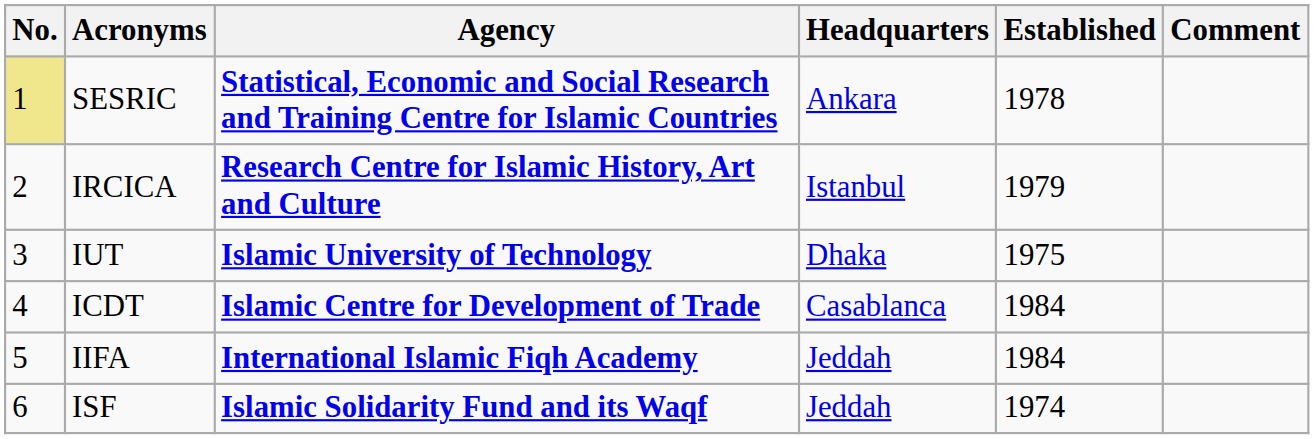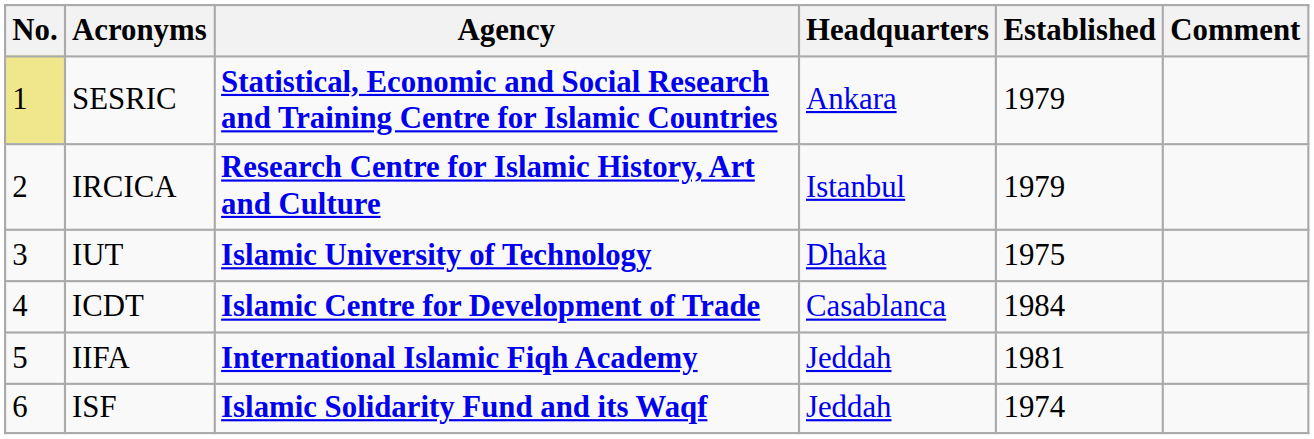(1034, 99) 1978 -> (1034, 99) 1979
(1034, 357) 1984 -> (1034, 357) 1981
